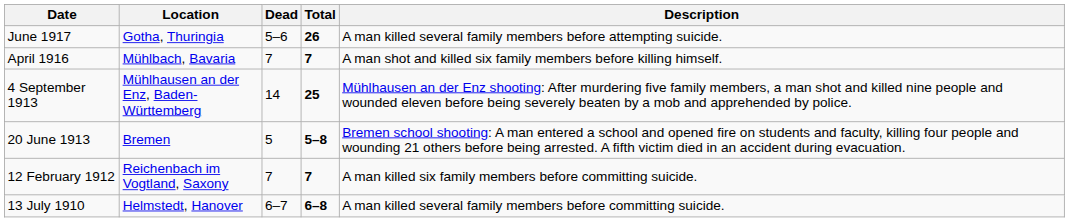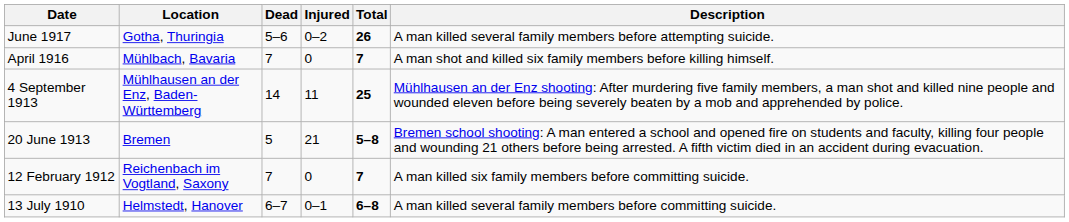+ column: (327, 15)
